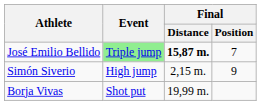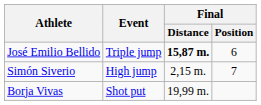(134, 52) lightgreen background -> (134, 52) no background
(234, 52) 7 -> (234, 52) 6
(234, 72) 9 -> (234, 72) 7
